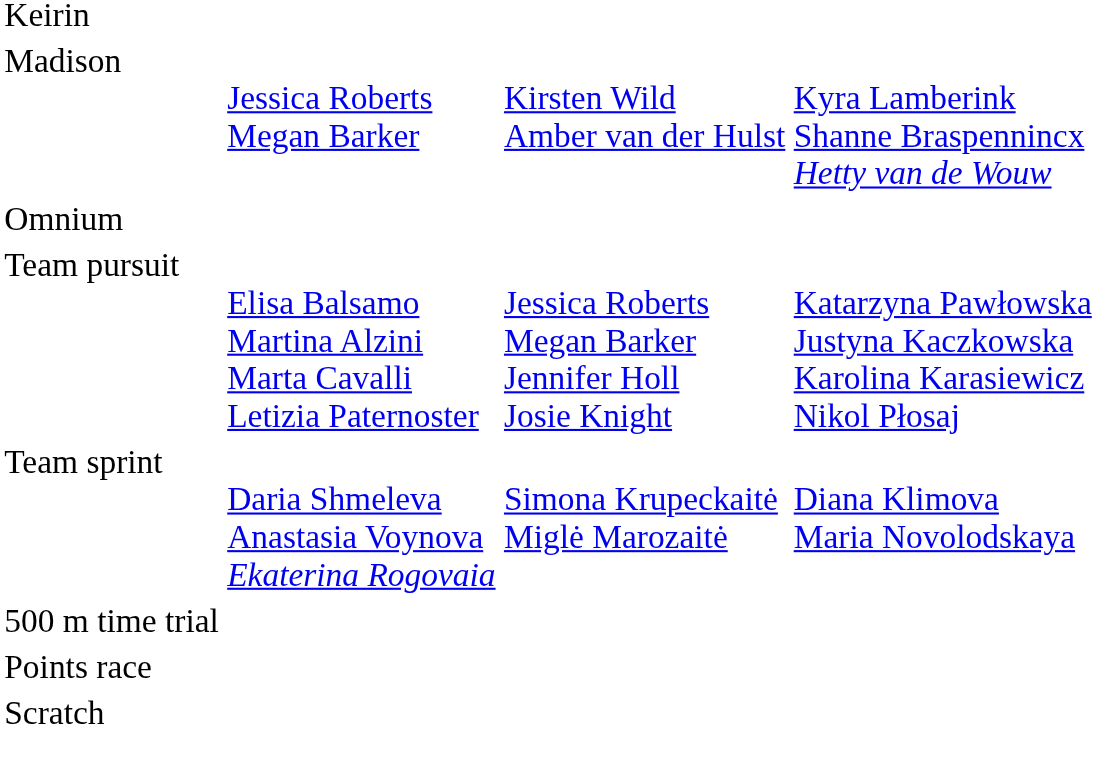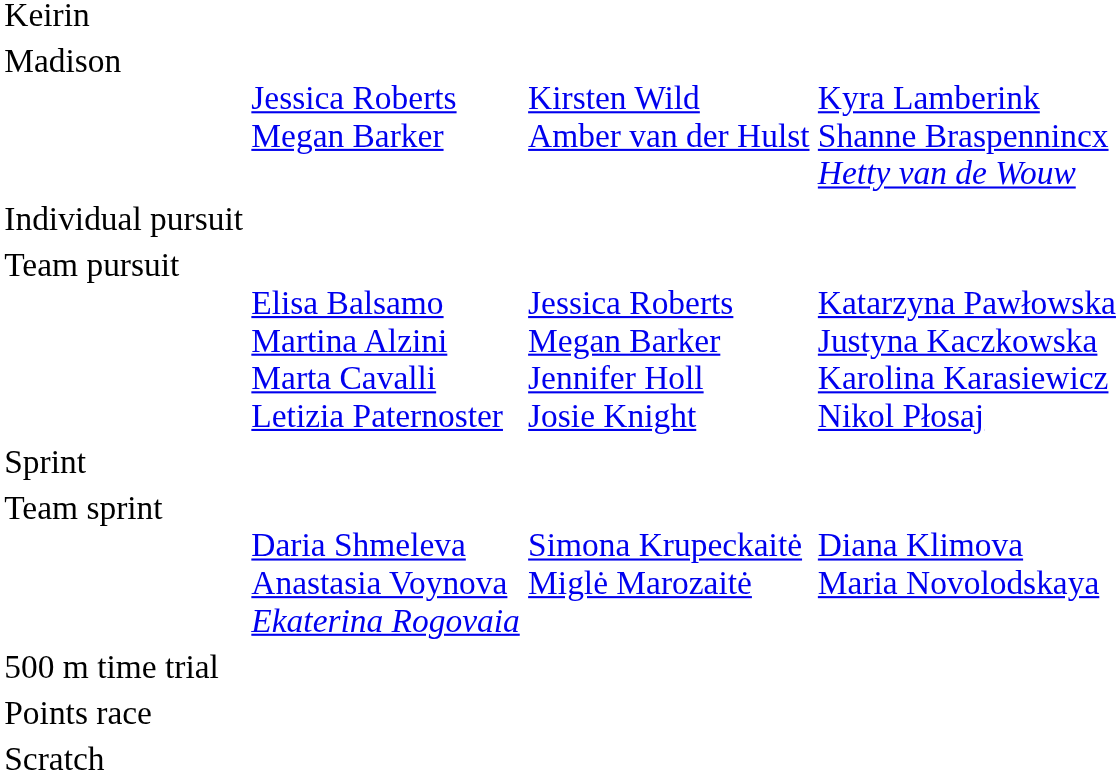- row: (64, 219)
+ row: (124, 219)
+ row: (45, 461)
